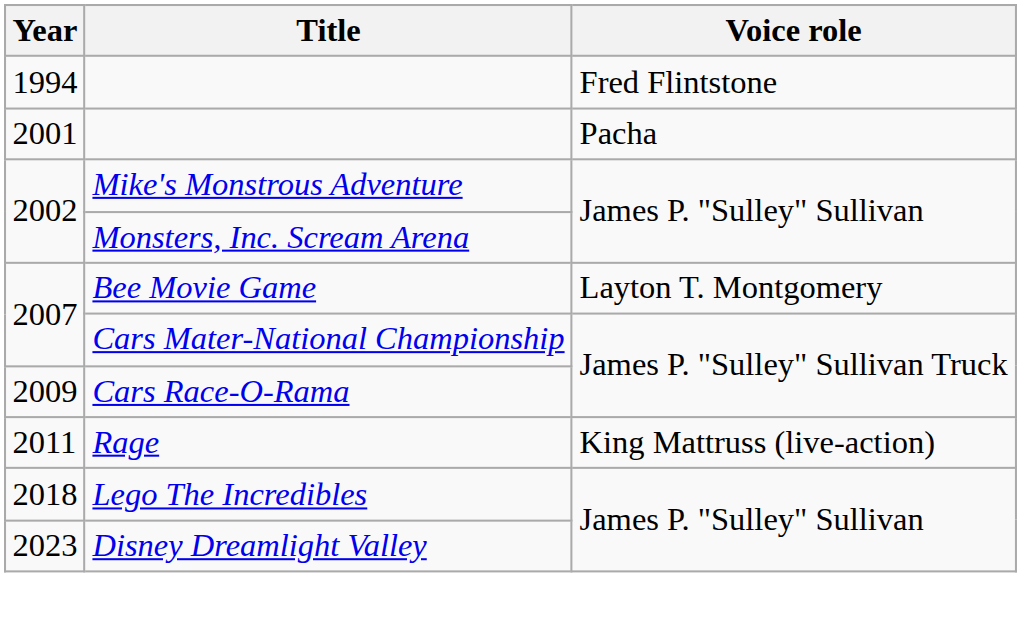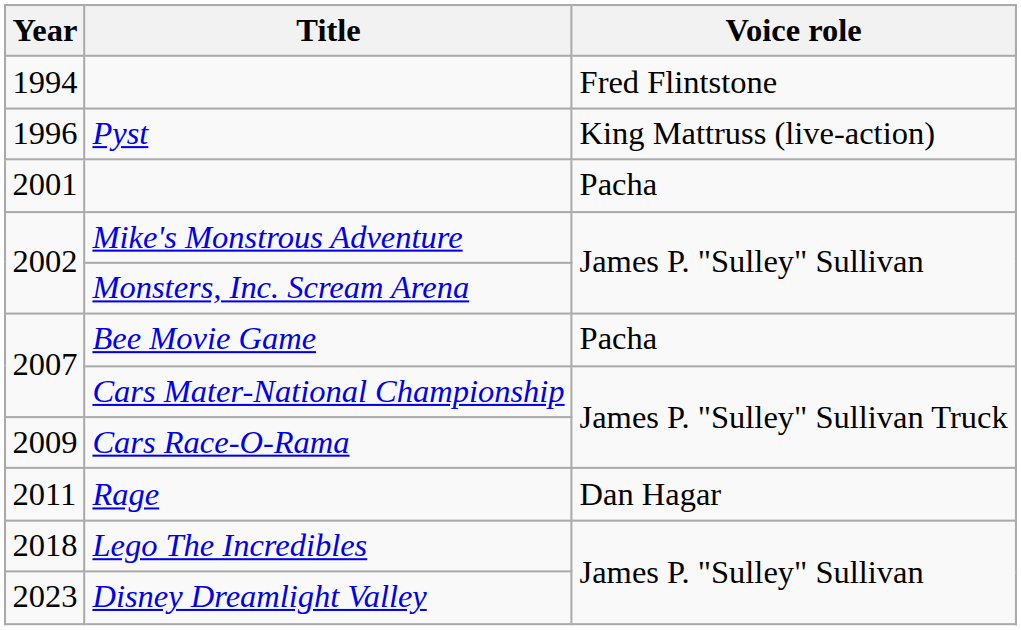+ row: (45, 133)
(731, 287) Layton T. Montgomery -> (618, 339) Pacha
(757, 442) King Mattruss (live-action) -> (650, 493) Dan Hagar
